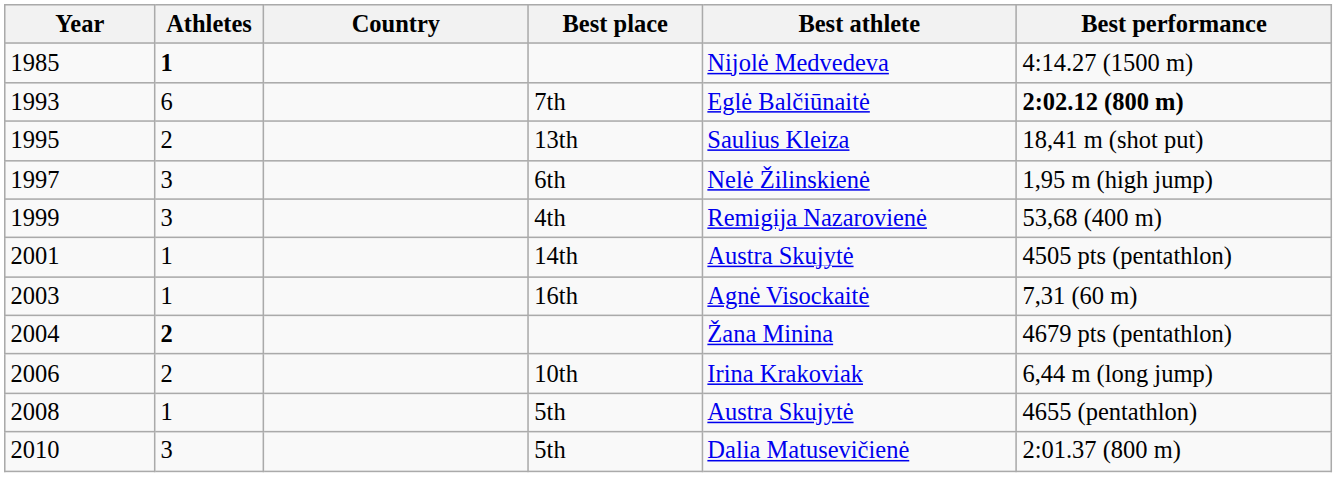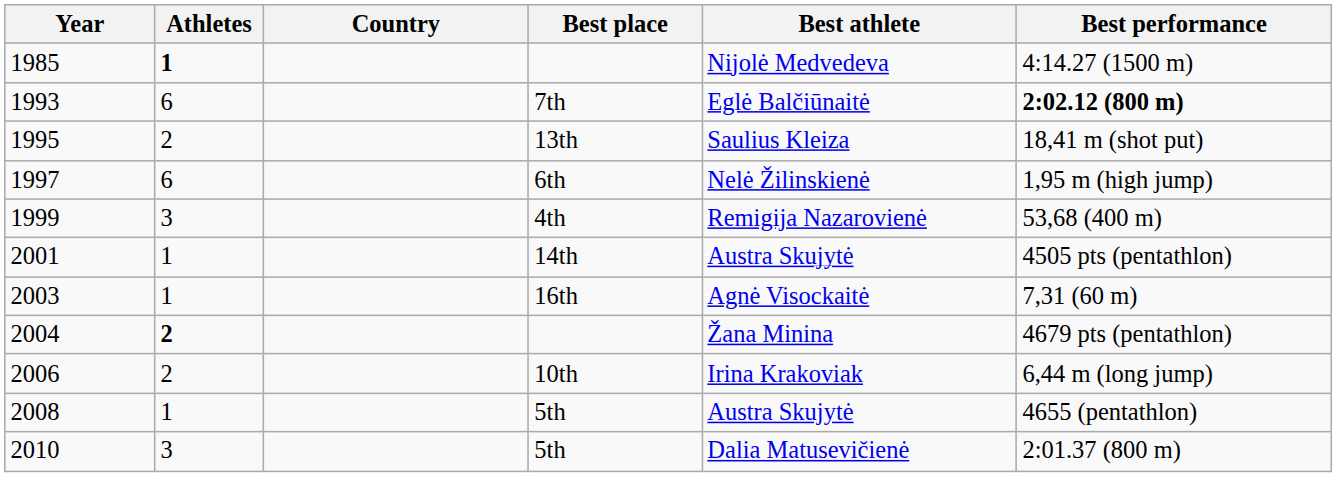(167, 179) 3 -> (167, 179) 6
